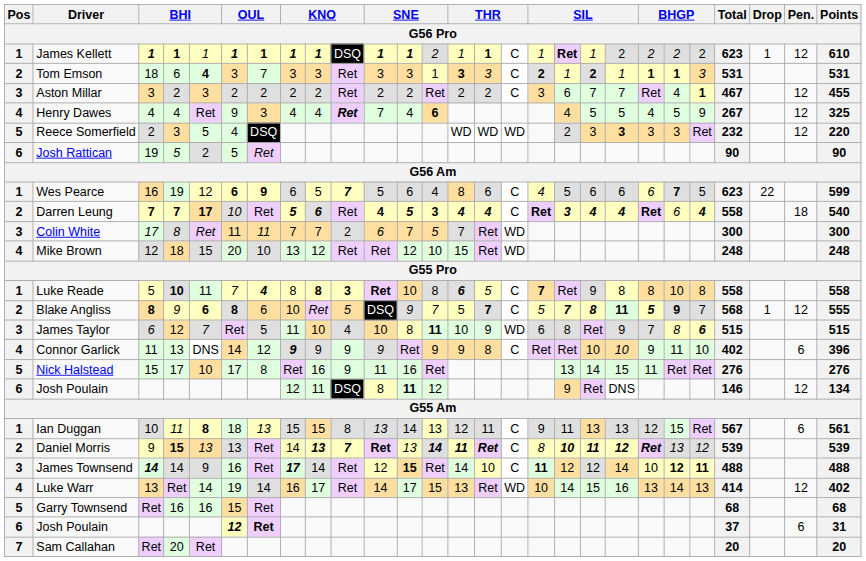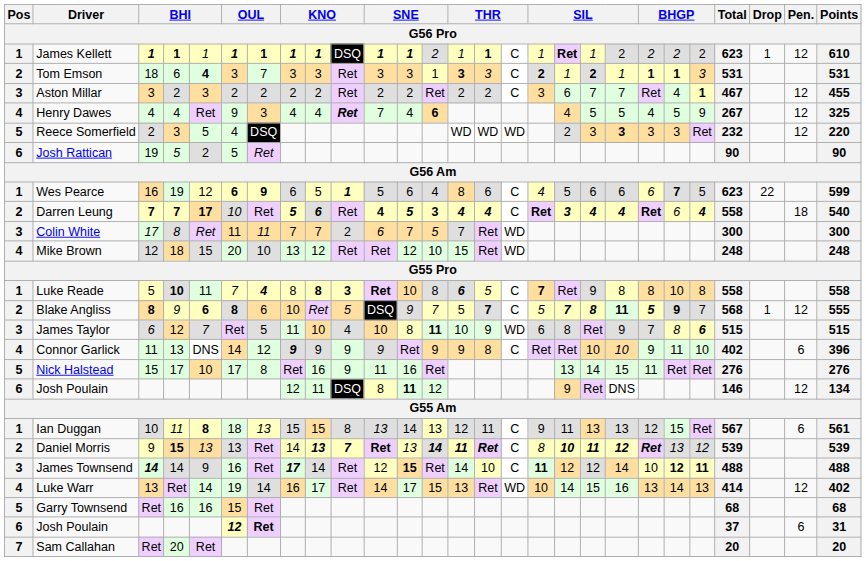(347, 191) 7 -> (347, 191) 1
